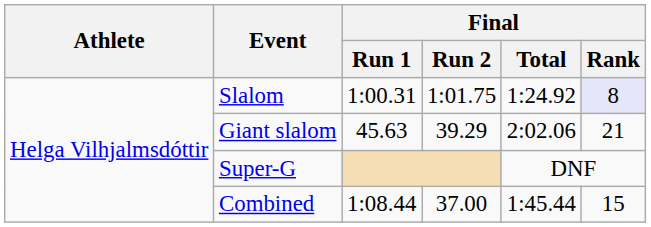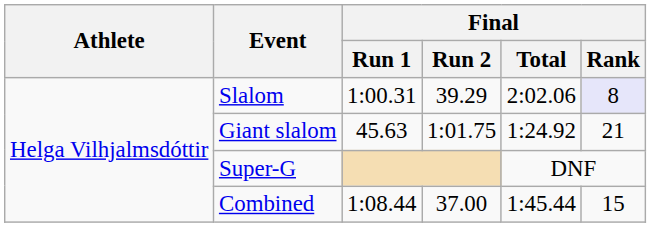(462, 95) 1:01.75 -> (462, 95) 39.29
(541, 95) 1:24.92 -> (541, 95) 2:02.06
(462, 131) 39.29 -> (462, 131) 1:01.75
(541, 131) 2:02.06 -> (541, 131) 1:24.92
